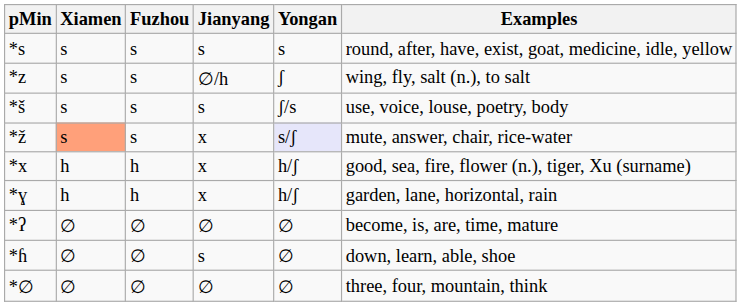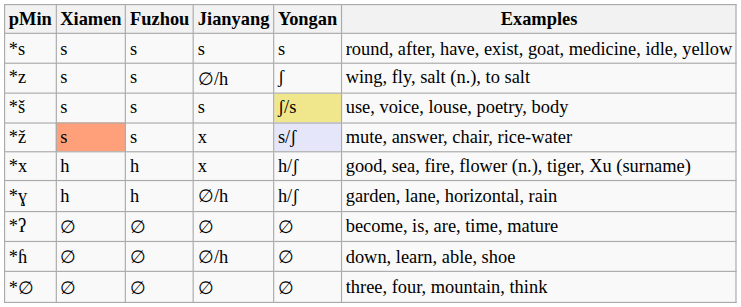(287, 107) no background -> (287, 107) khaki background
(202, 195) x -> (213, 196) ∅/h
(201, 255) s -> (213, 257) ∅/h
